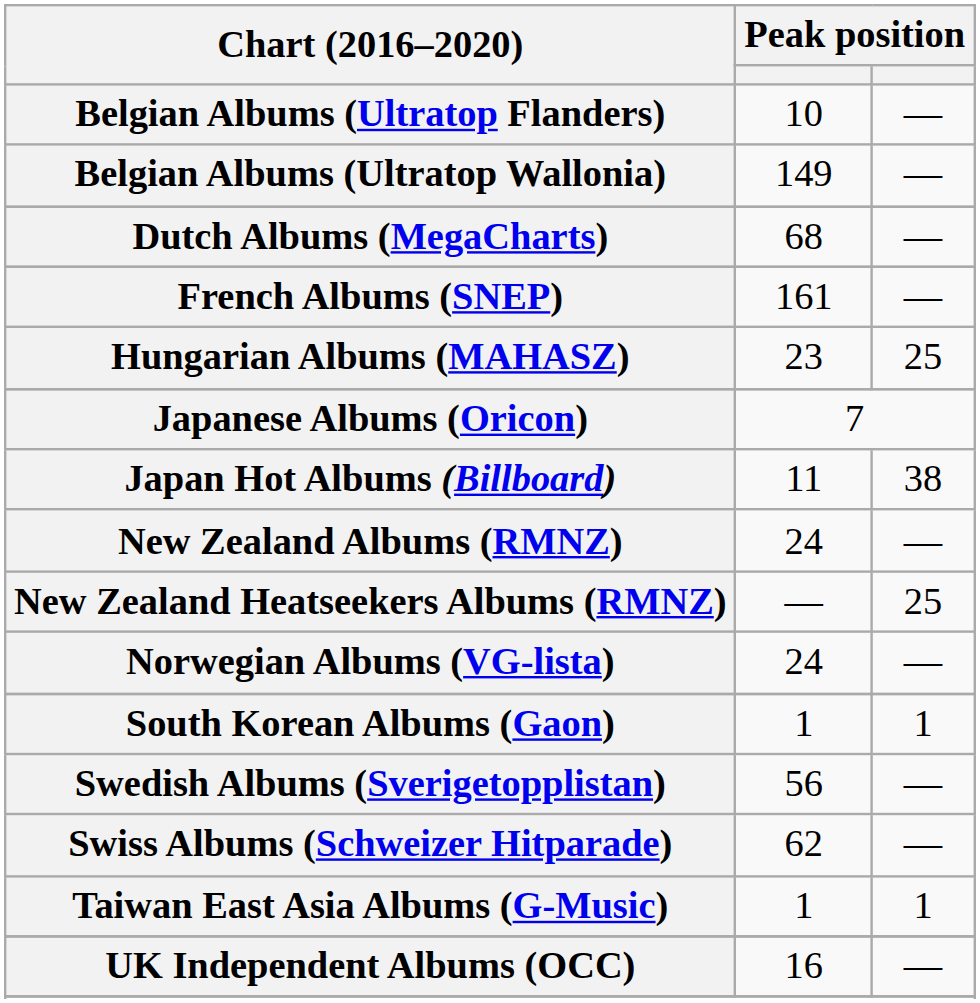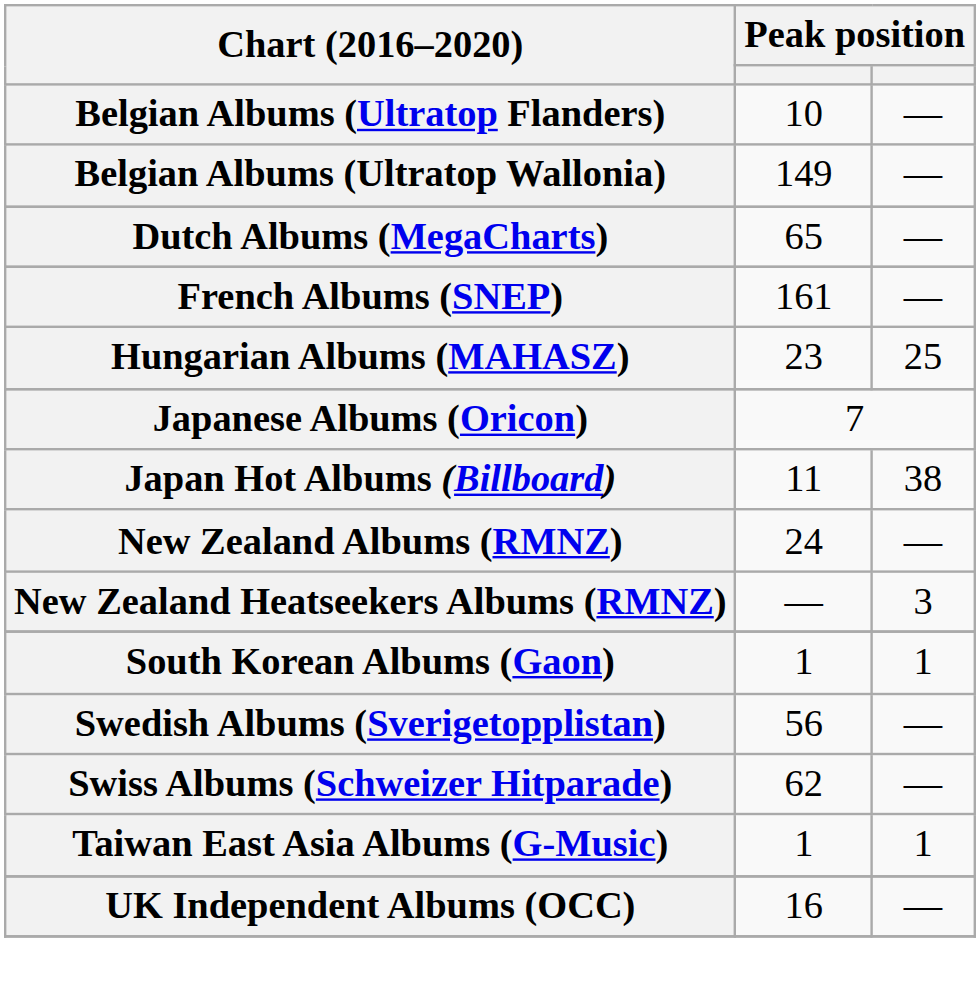(804, 235) 68 -> (804, 235) 65
(923, 600) 25 -> (923, 600) 3
- row: (370, 661)
